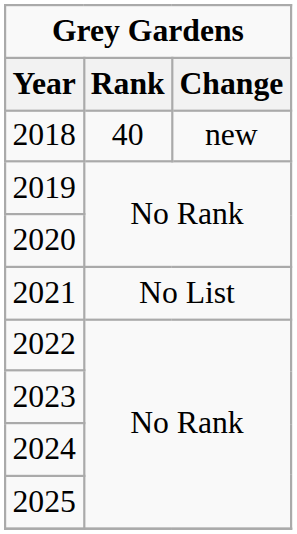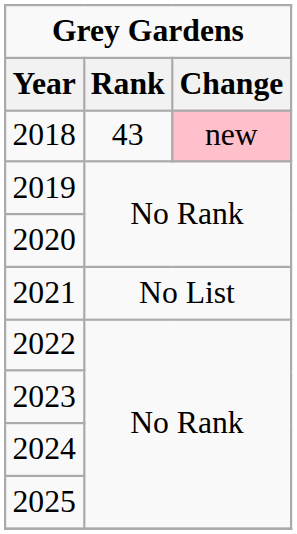(128, 135) 40 -> (128, 135) 43
(231, 135) no background -> (231, 135) pink background
